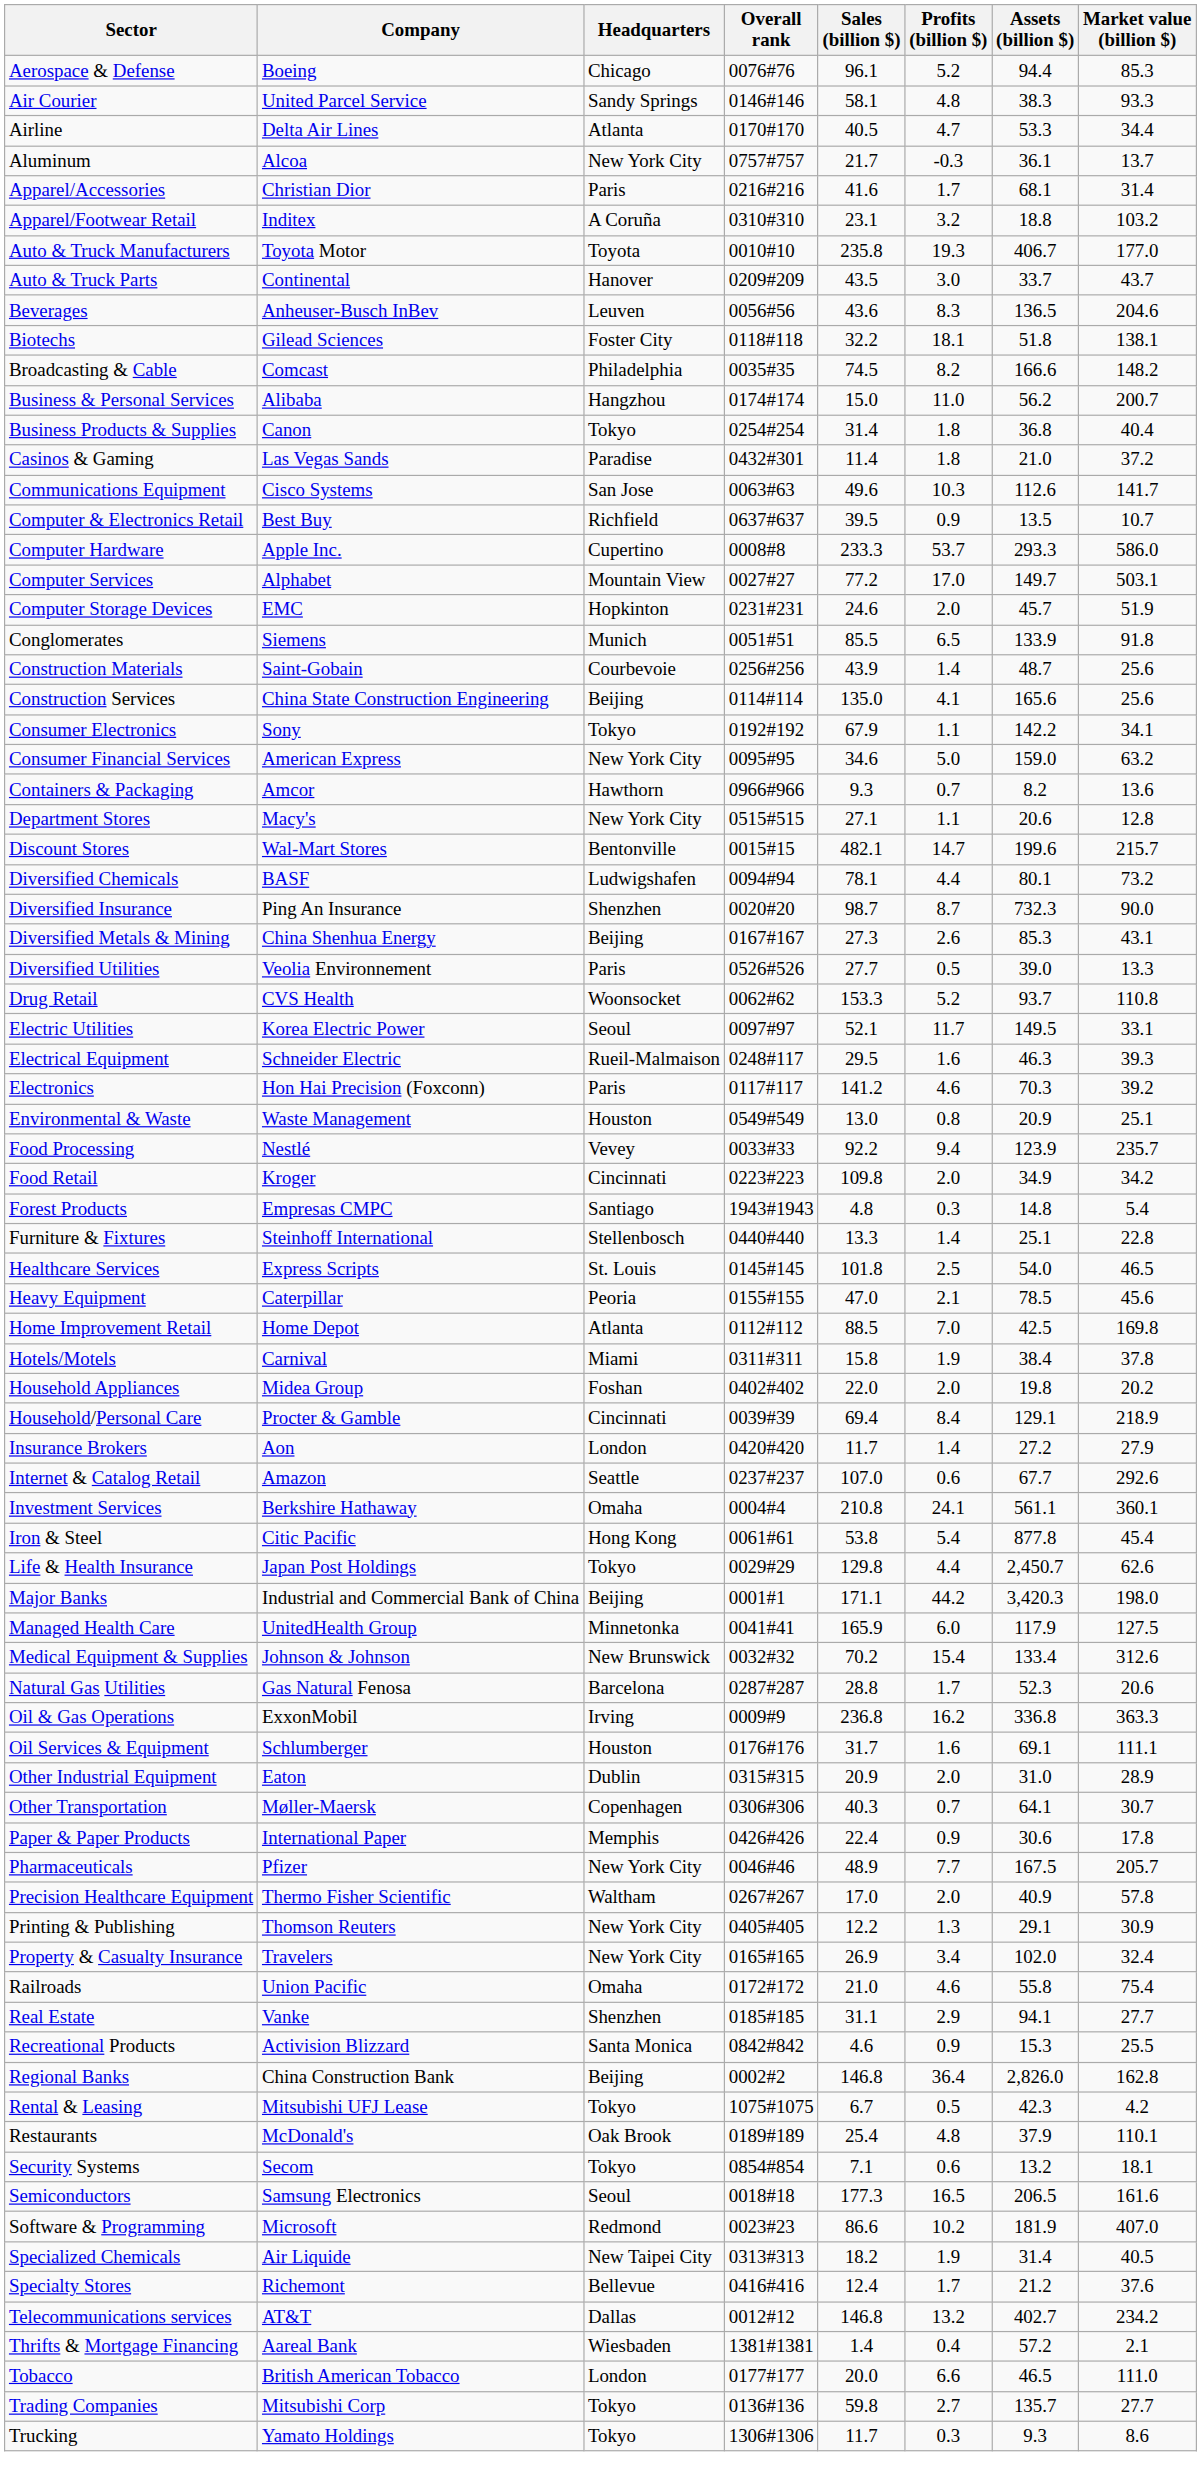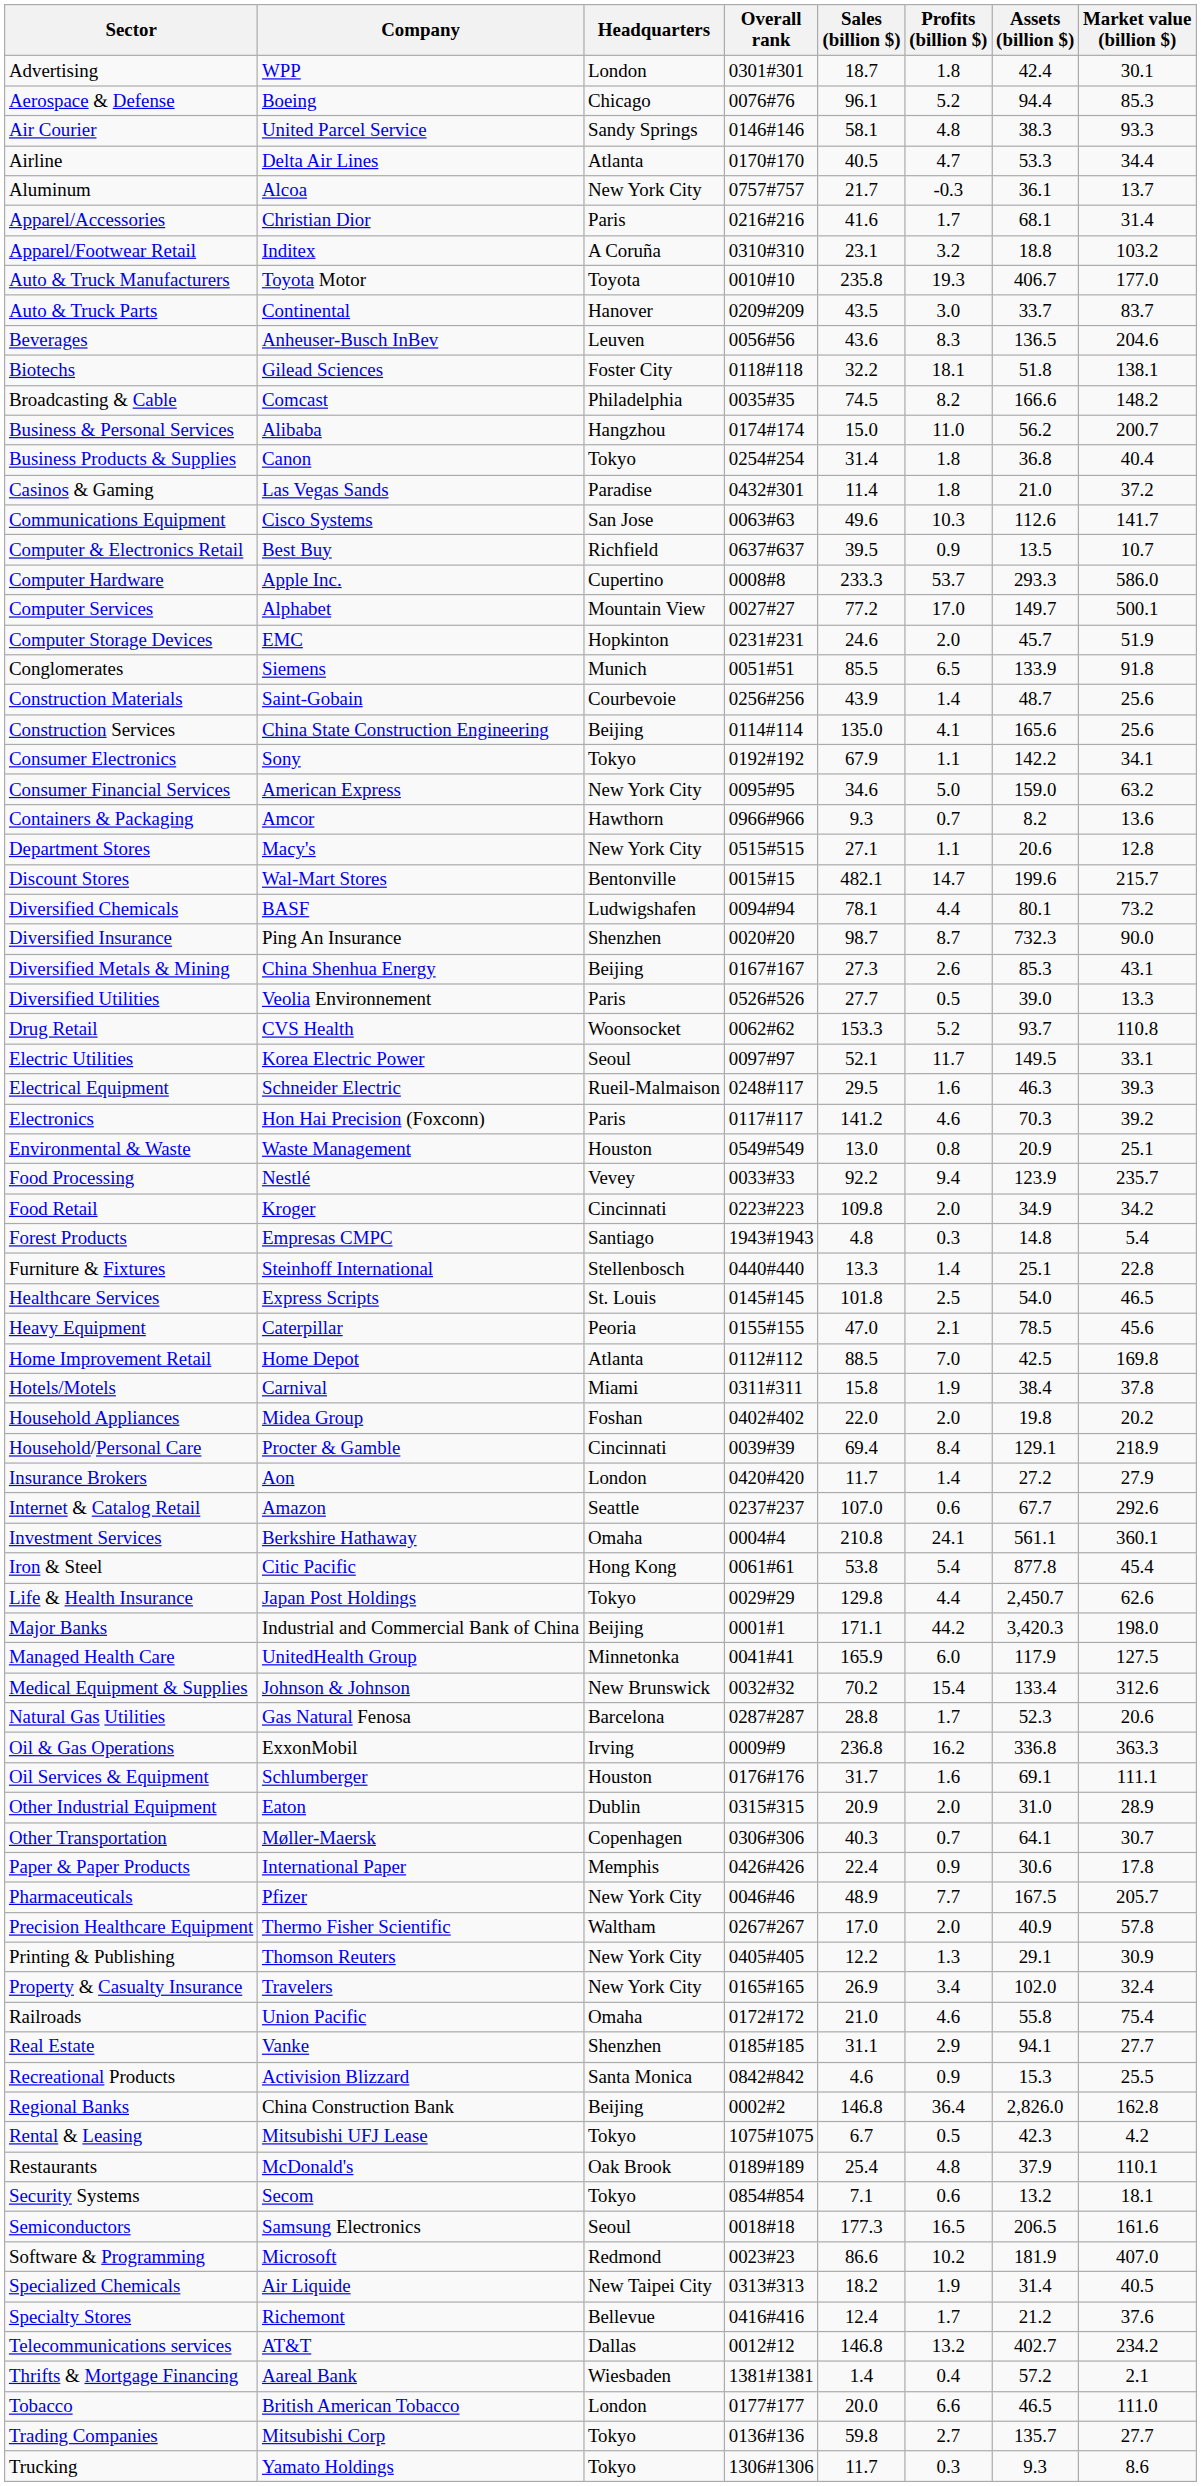+ row: (54, 70)
(1137, 280) 43.7 -> (1137, 310) 83.7
(1137, 579) 503.1 -> (1137, 609) 500.1
